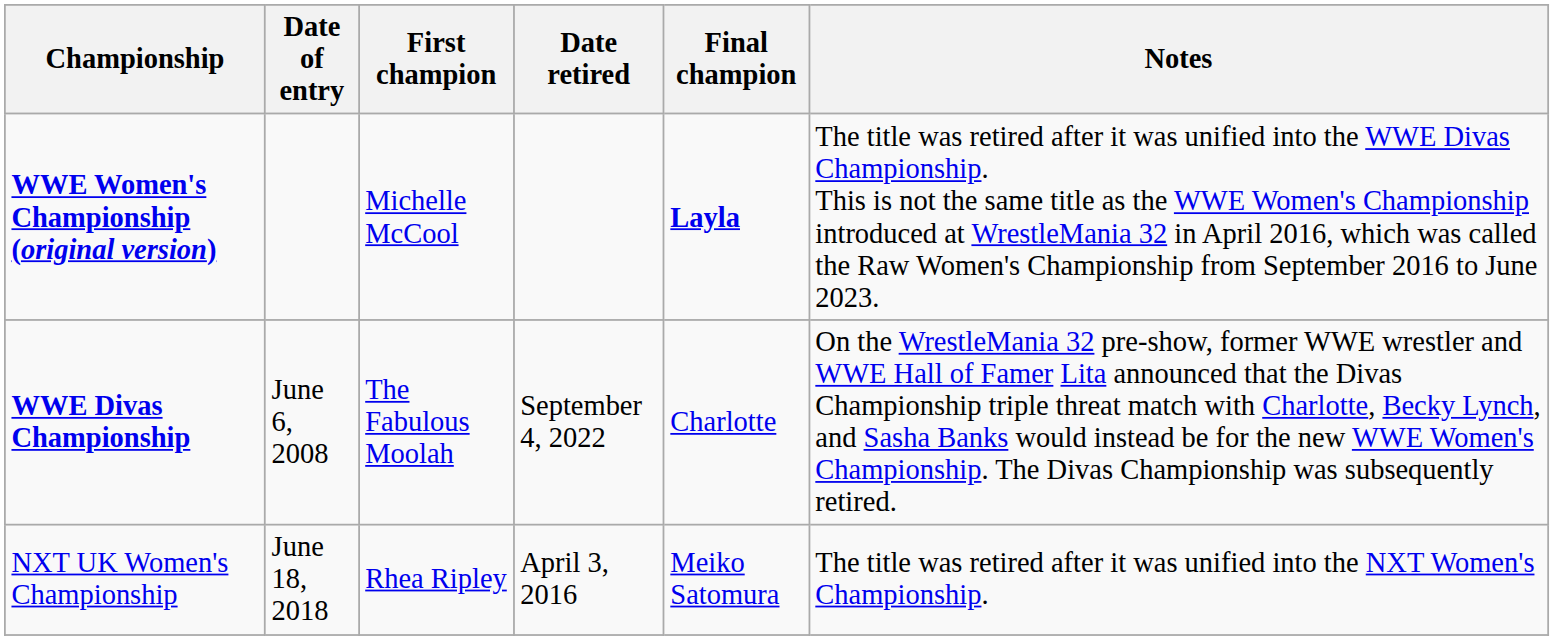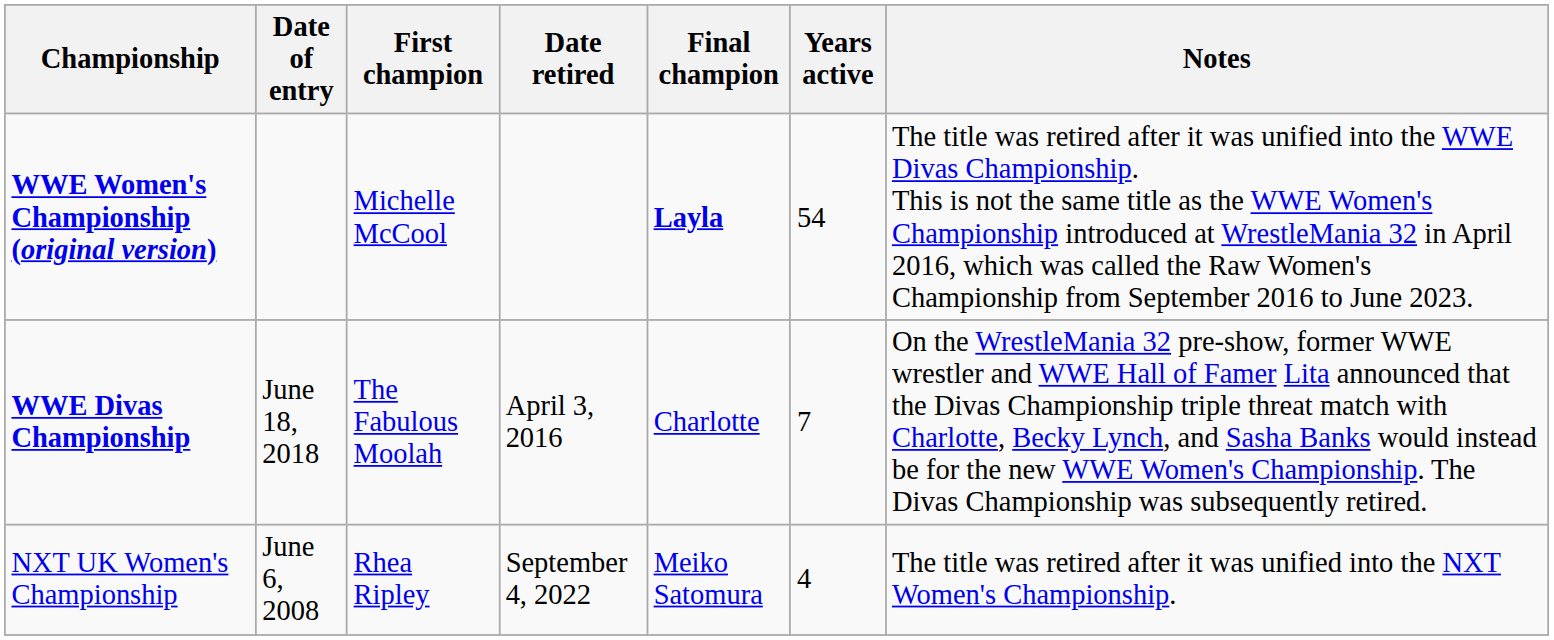+ column: (838, 59)
(300, 421) June 6, 2008 -> (291, 421) June 18, 2018
(581, 421) September 4, 2022 -> (550, 421) April 3, 2016
(300, 579) June 18, 2018 -> (291, 579) June 6, 2008
(565, 579) April 3, 2016 -> (567, 579) September 4, 2022
